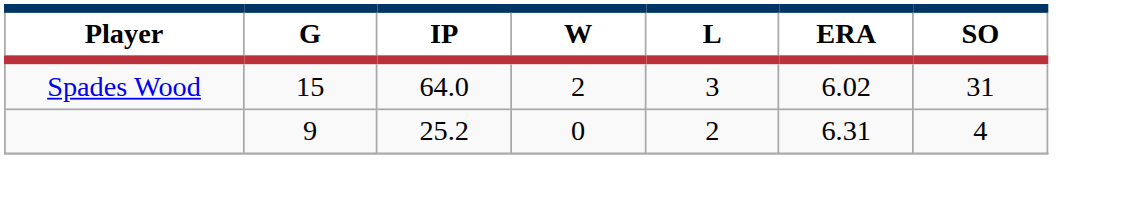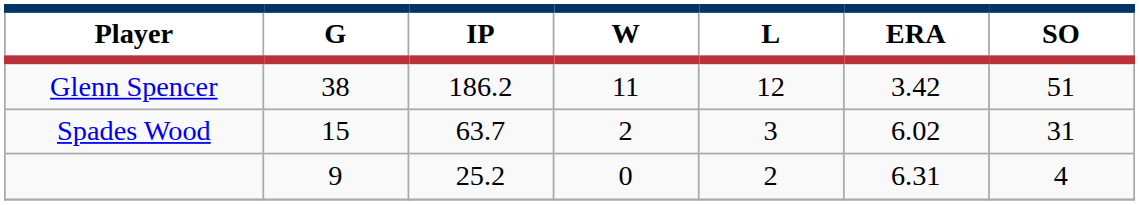+ row: (134, 86)
(444, 86) 64.0 -> (480, 130) 63.7
